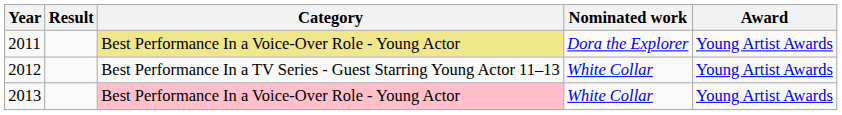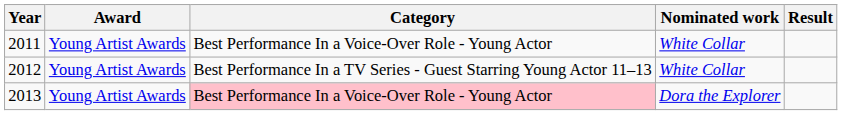columns swapped: (764, 17) <-> (71, 17)
(281, 43) khaki background -> (373, 43) no background
(628, 43) Dora the Explorer -> (702, 43) White Collar
(610, 95) White Collar -> (720, 95) Dora the Explorer
